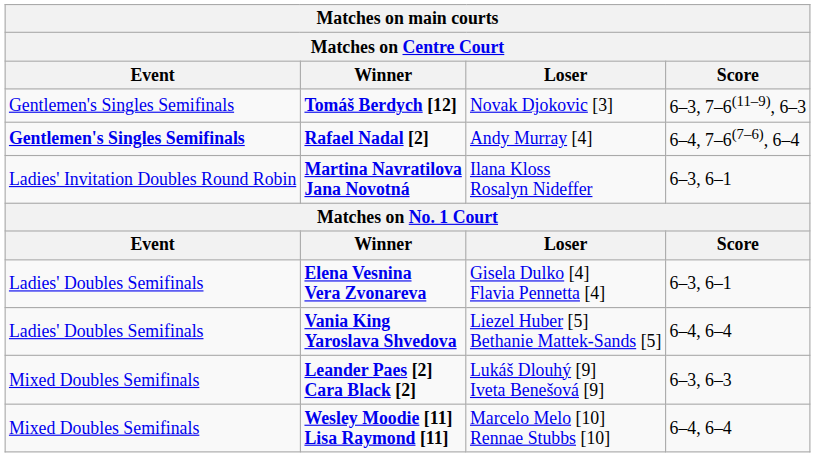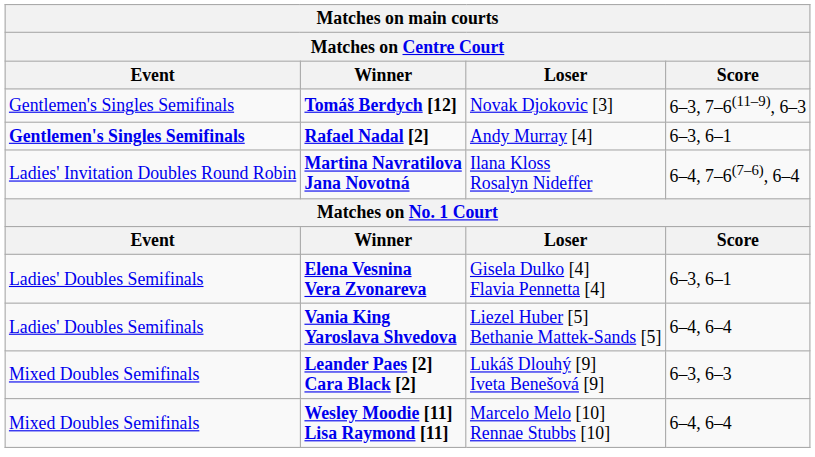(734, 138) 6–4, 7–6(7–6), 6–4 -> (701, 136) 6–3, 6–1
(701, 179) 6–3, 6–1 -> (734, 174) 6–4, 7–6(7–6), 6–4
